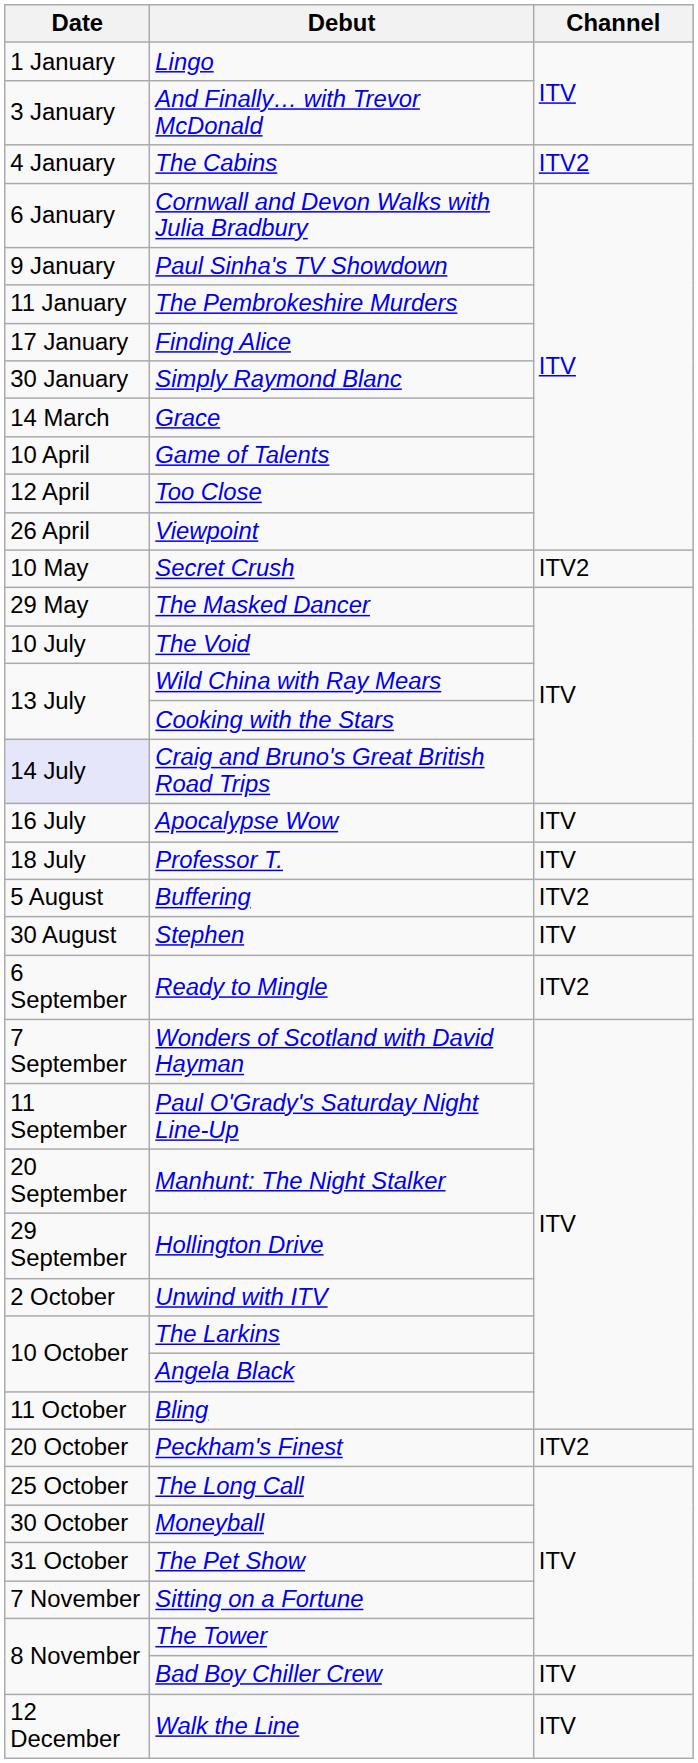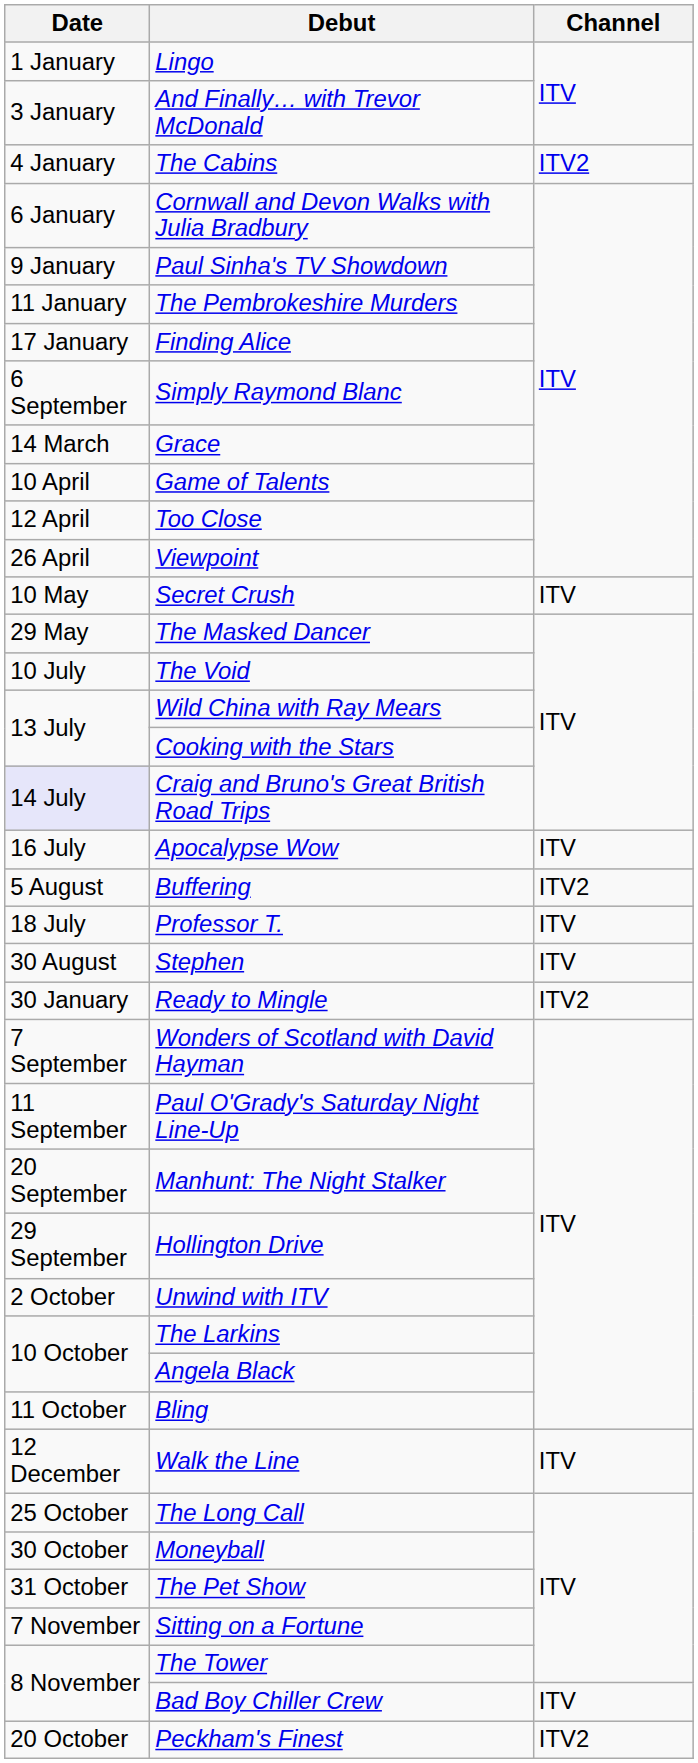(69, 379) 30 January -> (69, 392) 6 September
(564, 568) ITV2 -> (557, 595) ITV
rows swapped: (219, 860) <-> (203, 897)
(69, 986) 6 September -> (69, 1000) 30 January
rows swapped: (249, 1447) <-> (227, 1725)
